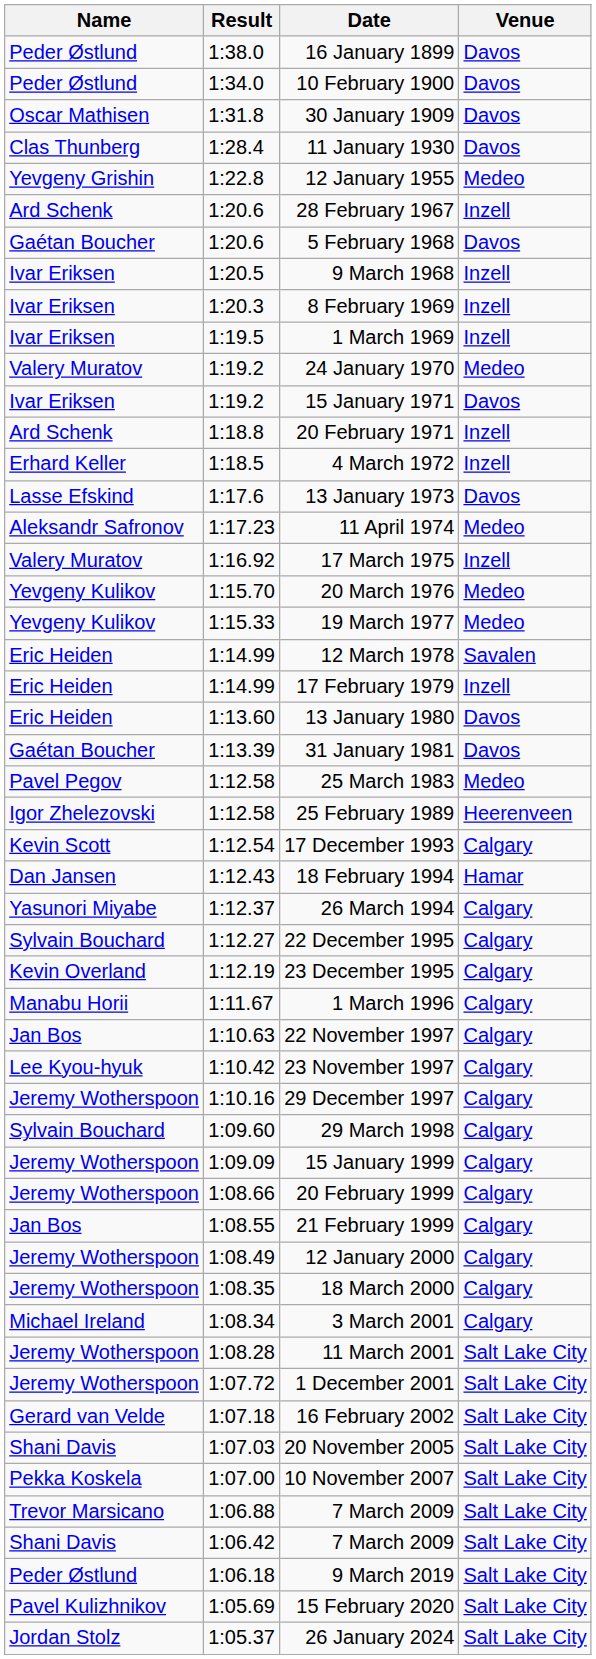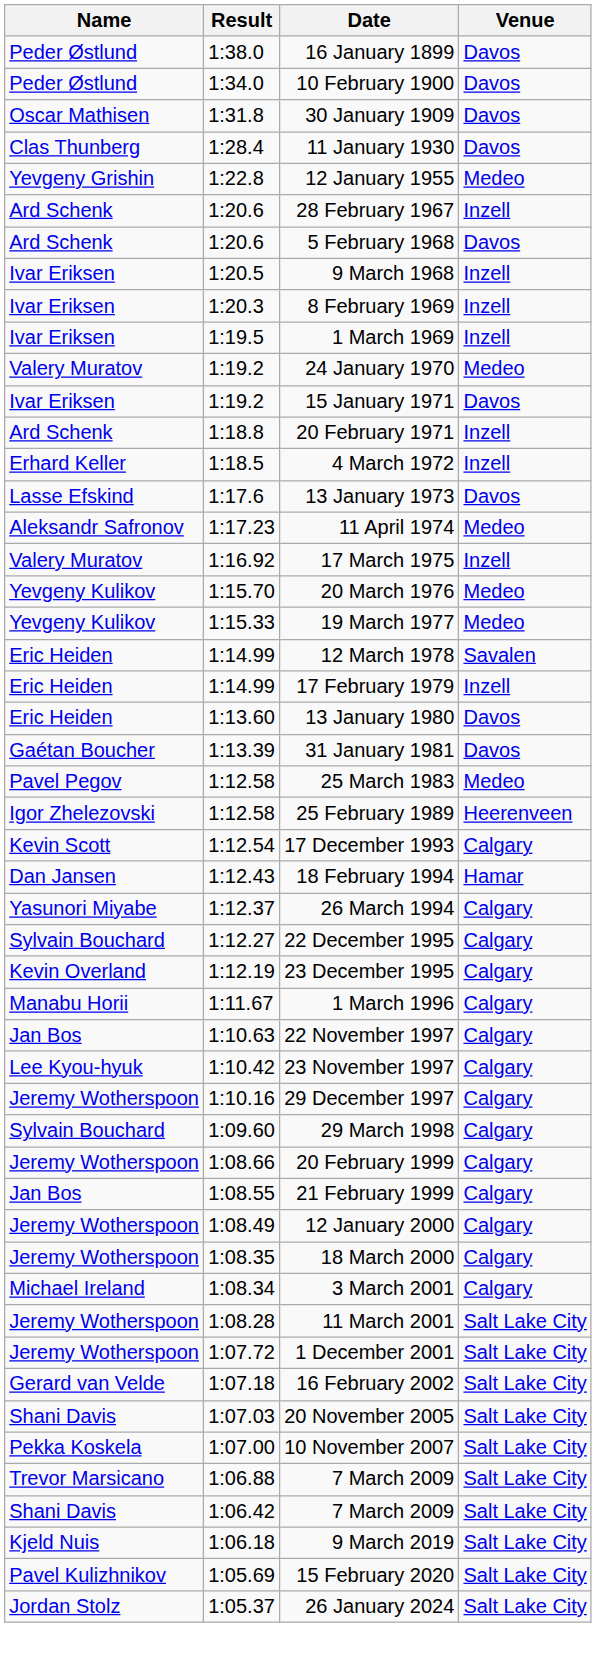(82, 242) Gaétan Boucher -> (61, 242) Ard Schenk
- row: (242, 1162)
(73, 1574) Peder Østlund -> (54, 1542) Kjeld Nuis
